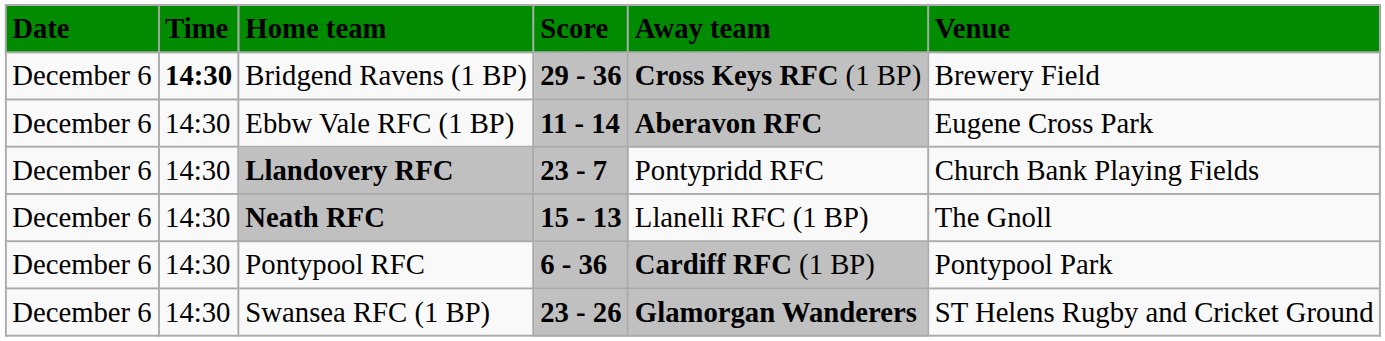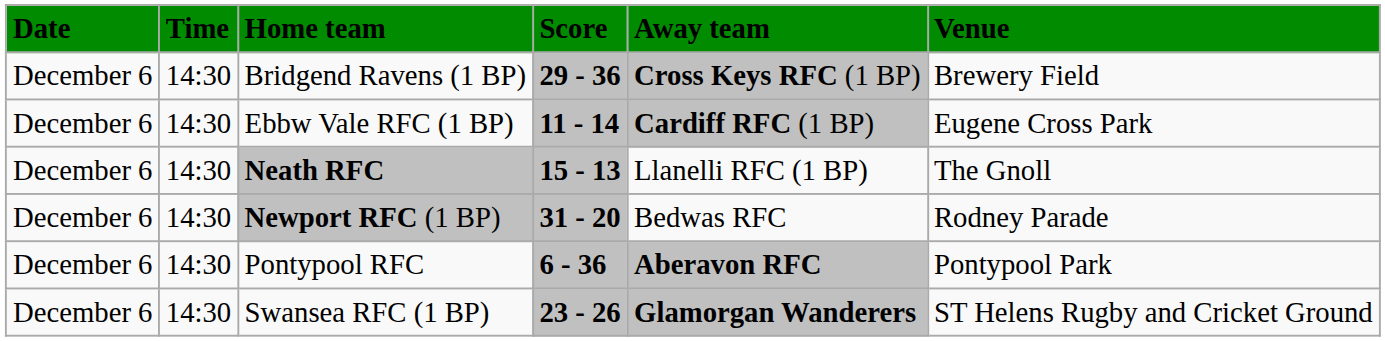(199, 75) bold -> (199, 75) normal
(729, 122) Aberavon RFC -> (754, 122) Cardiff RFC (1 BP)
- row: (349, 170)
+ row: (373, 217)
(755, 265) Cardiff RFC (1 BP) -> (728, 265) Aberavon RFC
